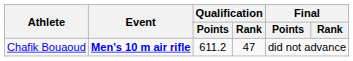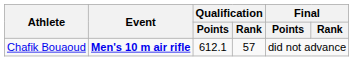(213, 48) 611.2 -> (213, 48) 612.1
(249, 48) 47 -> (249, 48) 57
